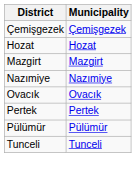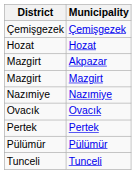+ row: (88, 62)
